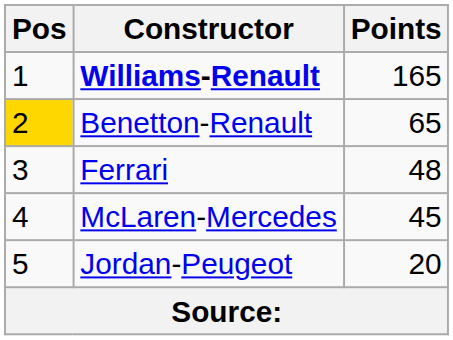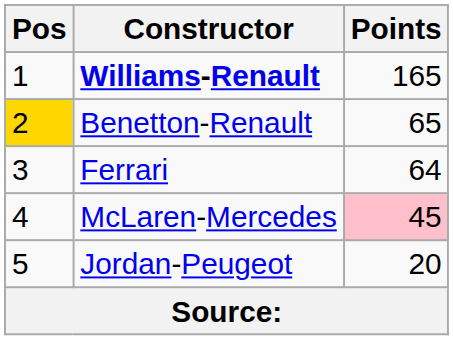(425, 170) 48 -> (425, 170) 64
(425, 217) no background -> (425, 217) pink background
